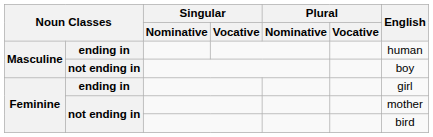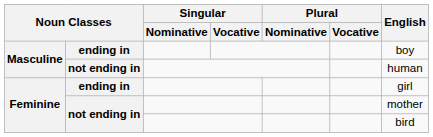(405, 50) human -> (405, 50) boy
(405, 68) boy -> (405, 68) human
